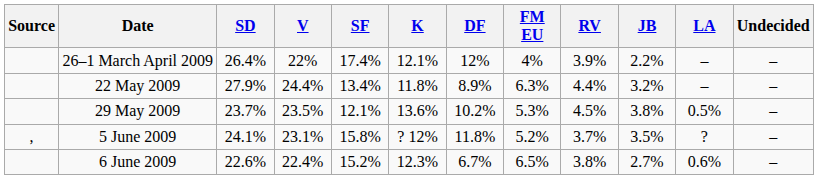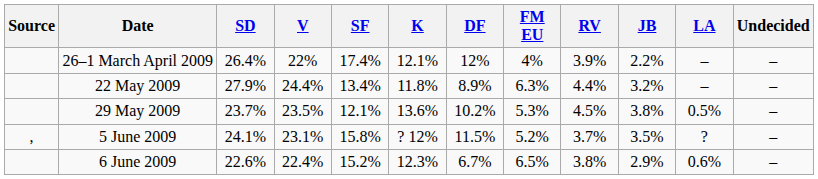(475, 136) 11.8% -> (475, 136) 11.5%
(647, 162) 2.7% -> (647, 162) 2.9%
